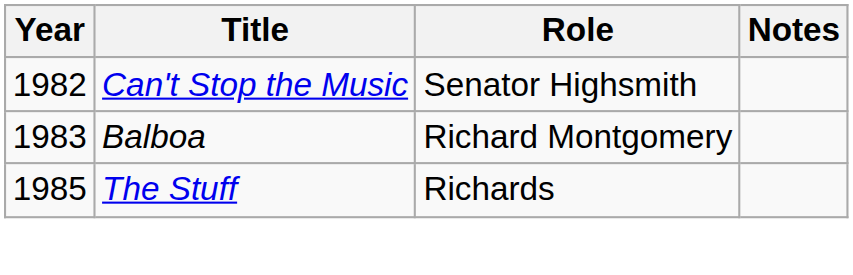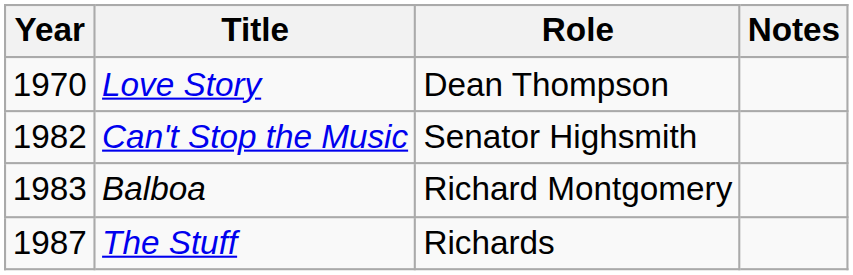+ row: (182, 83)
(50, 189) 1985 -> (50, 242) 1987
